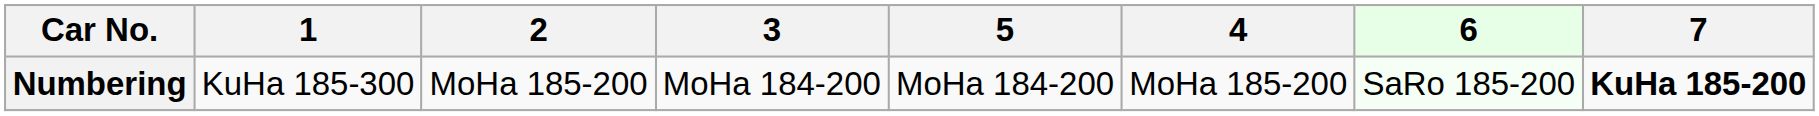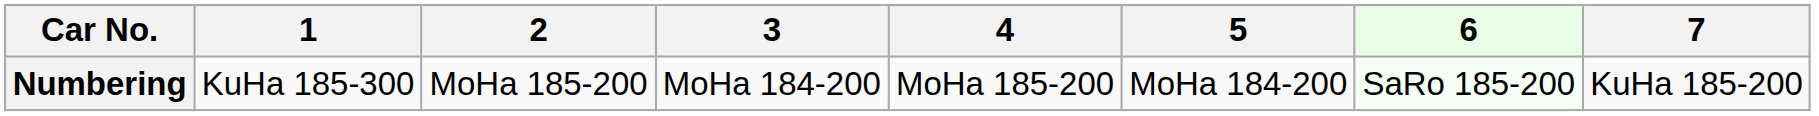columns swapped: (1238, 30) <-> (1005, 30)
(1698, 82) bold -> (1697, 82) normal
